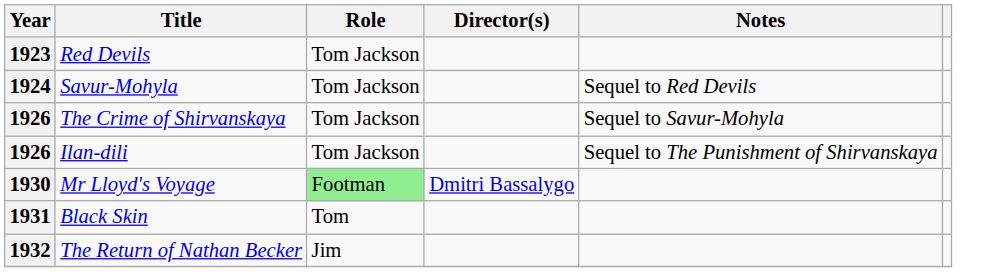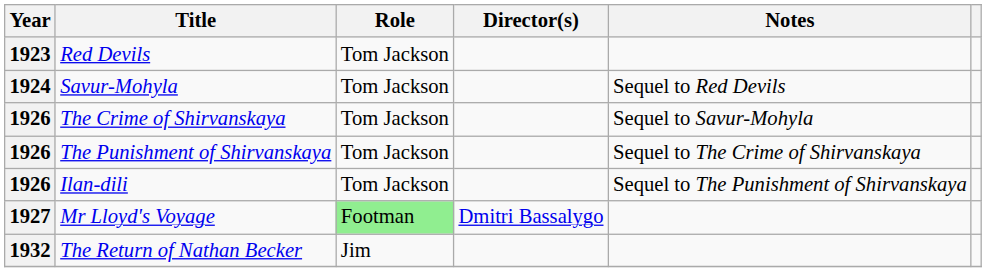+ row: (196, 151)
(30, 184) 1930 -> (30, 217) 1927
- row: (104, 217)
